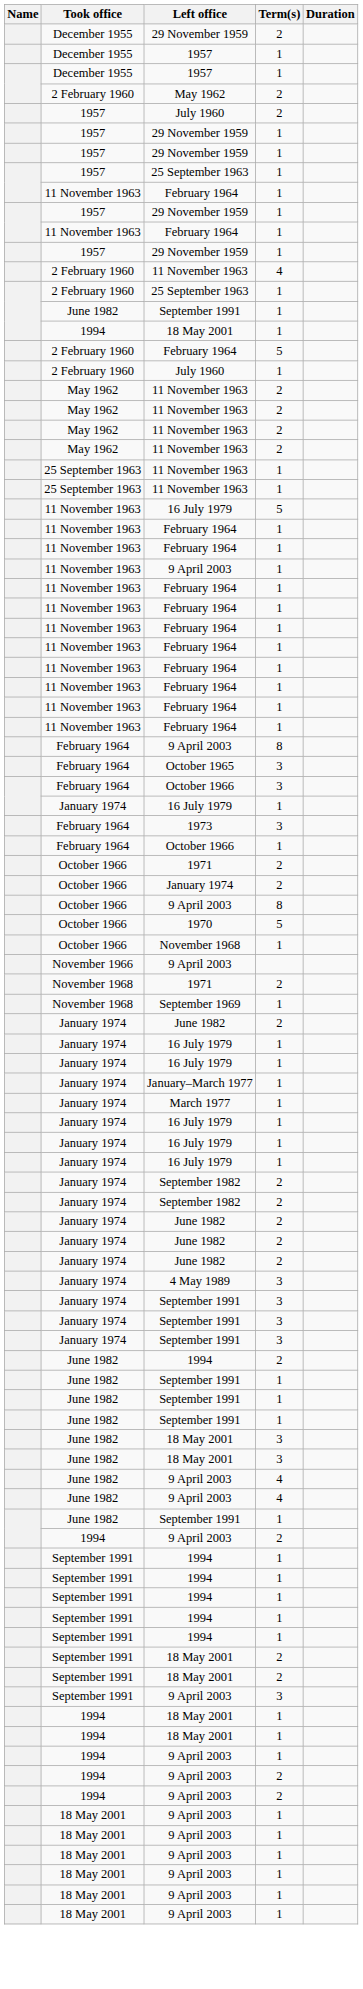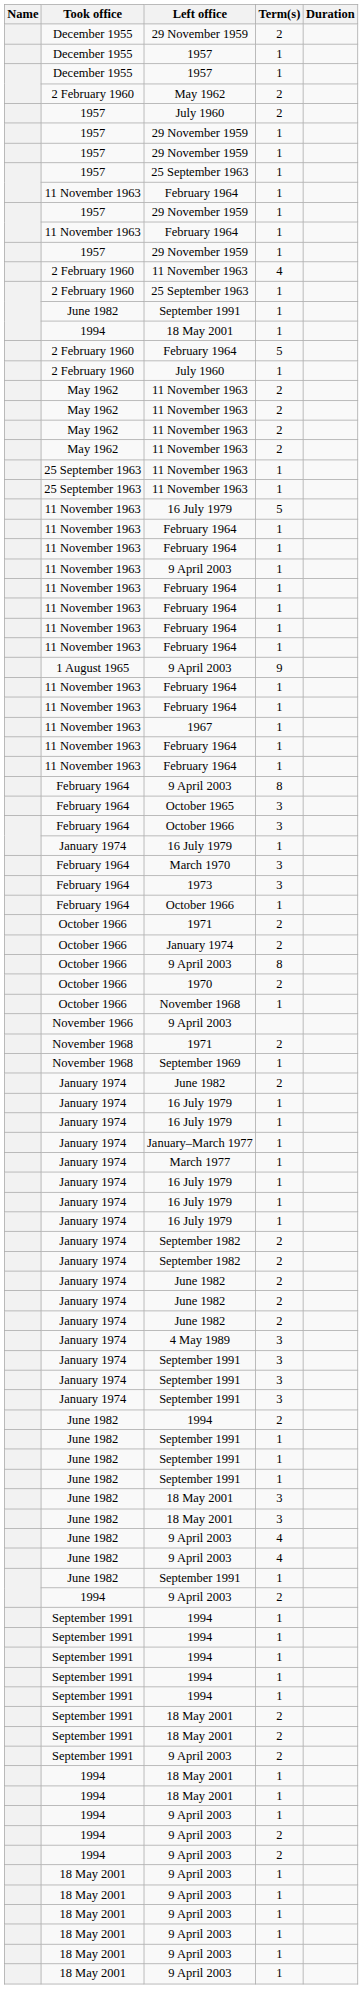+ row: (93, 667)
+ row: (93, 726)
+ row: (93, 865)
(279, 924) 5 -> (279, 984) 2
(279, 1696) 3 -> (279, 1756) 2
